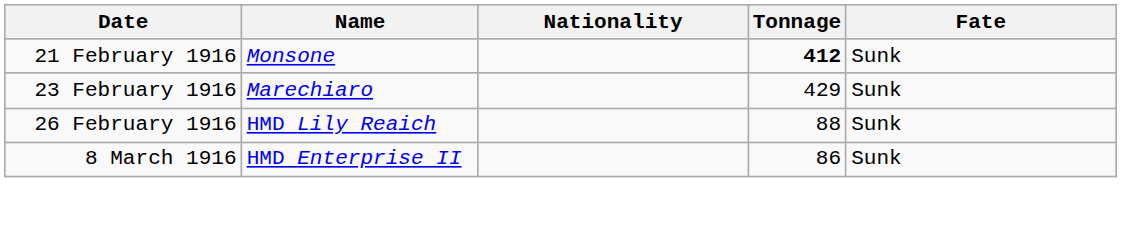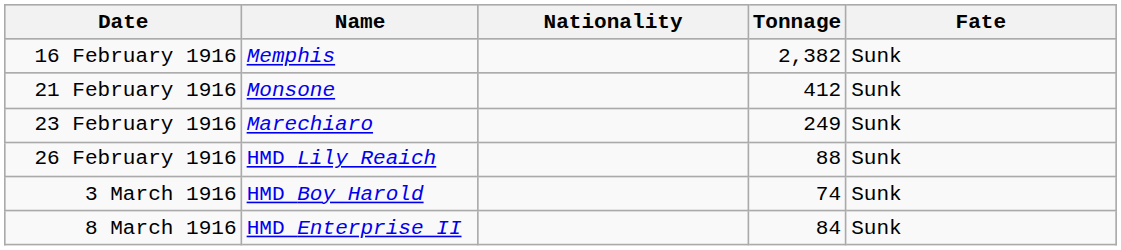+ row: (136, 56)
(822, 56) bold -> (822, 91) normal
(822, 91) 429 -> (822, 125) 249
+ row: (161, 194)
(829, 159) 86 -> (829, 228) 84
